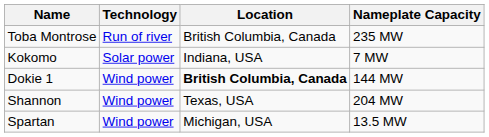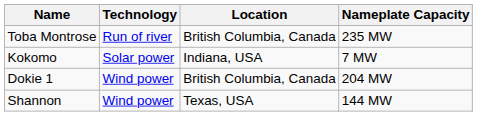(265, 79) bold -> (259, 79) normal
(378, 79) 144 MW -> (367, 79) 204 MW
(378, 100) 204 MW -> (367, 100) 144 MW
- row: (31, 121)
